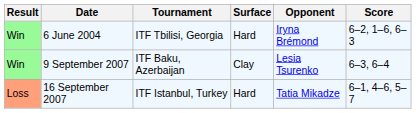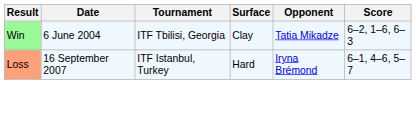(244, 35) Hard -> (243, 35) Clay
(297, 35) Iryna Brémond -> (307, 35) Tatia Mikadze
- row: (86, 64)
(308, 93) Tatia Mikadze -> (296, 64) Iryna Brémond
